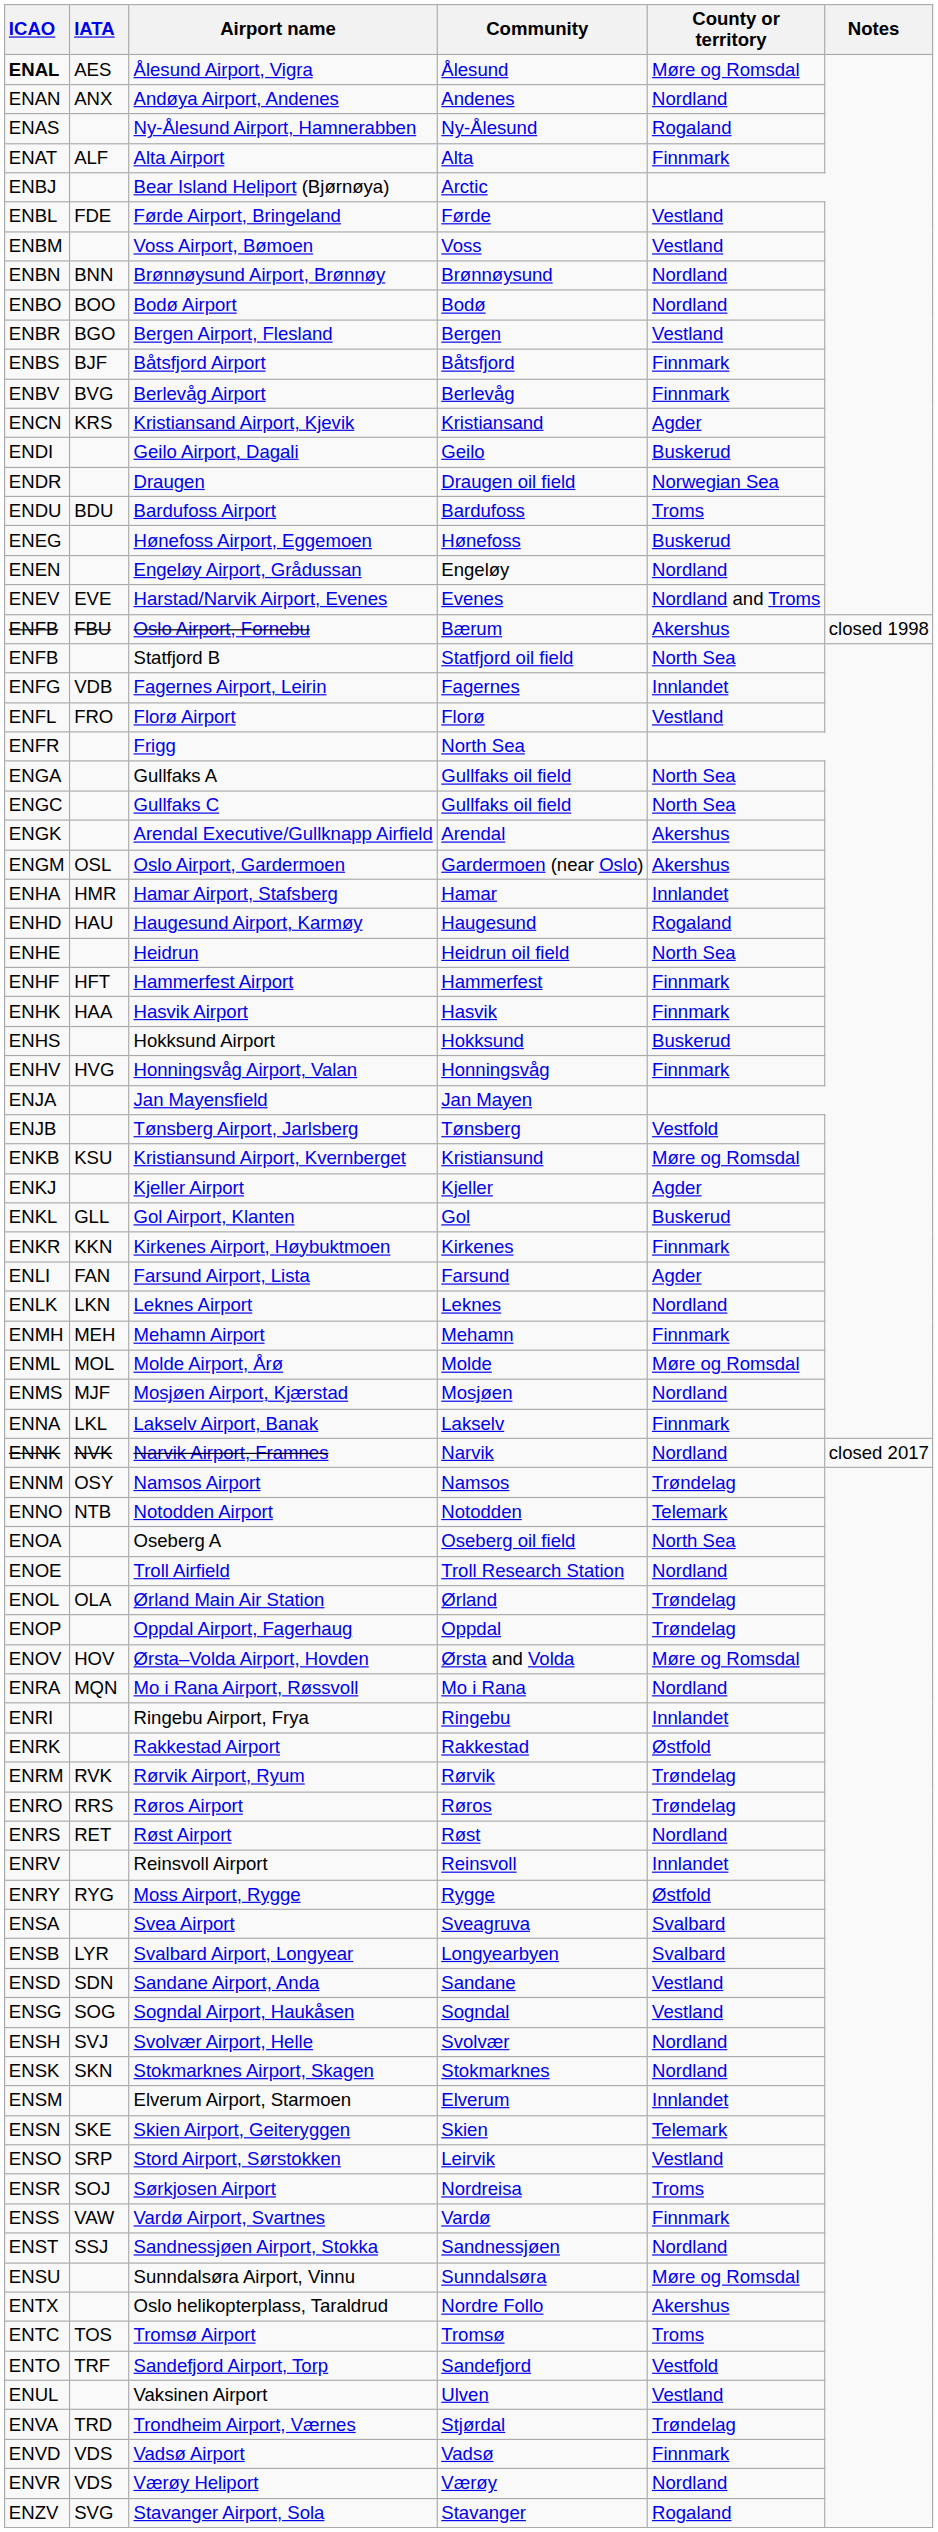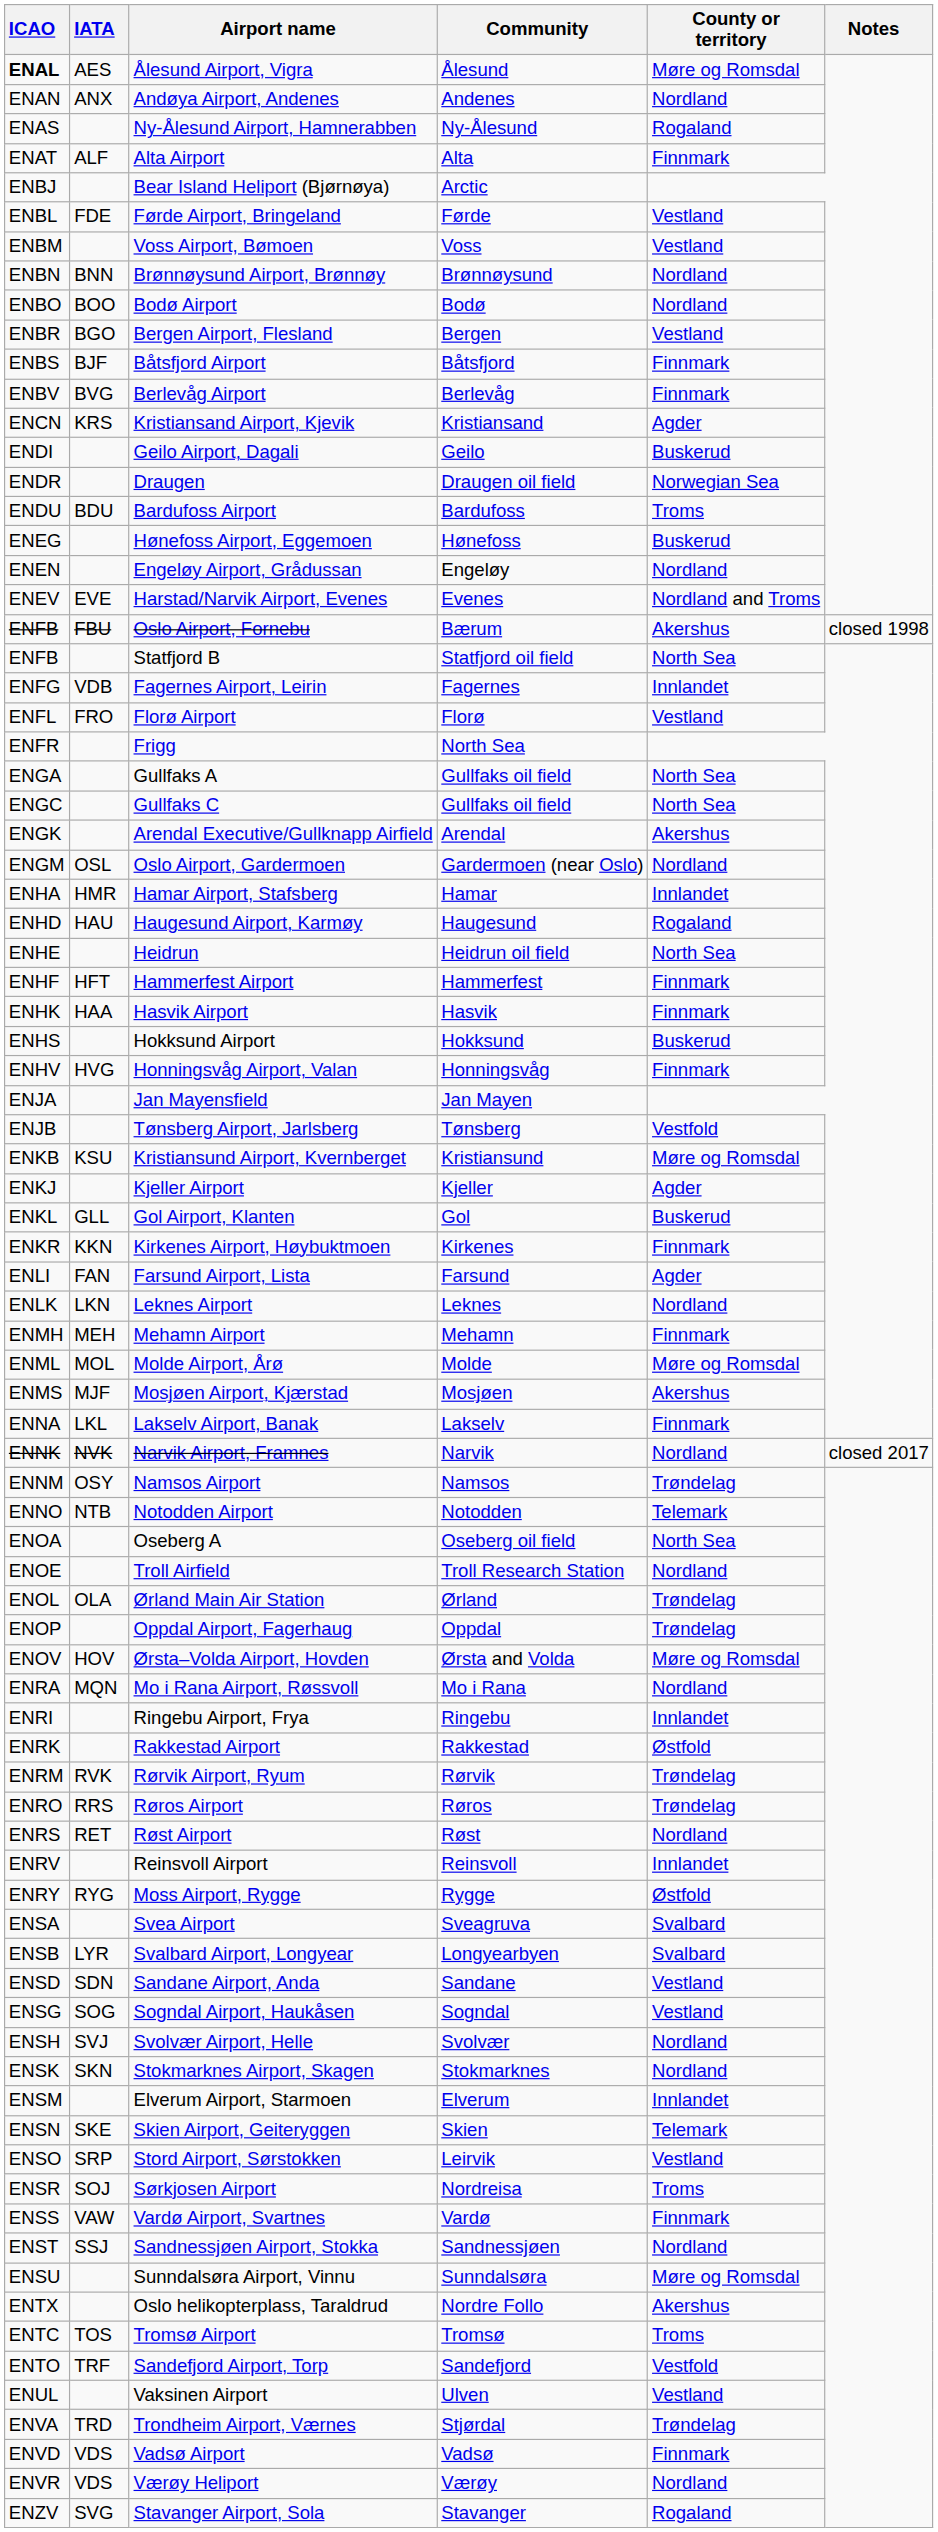(691, 864) Akershus -> (690, 864) Nordland
(690, 1394) Nordland -> (691, 1394) Akershus
